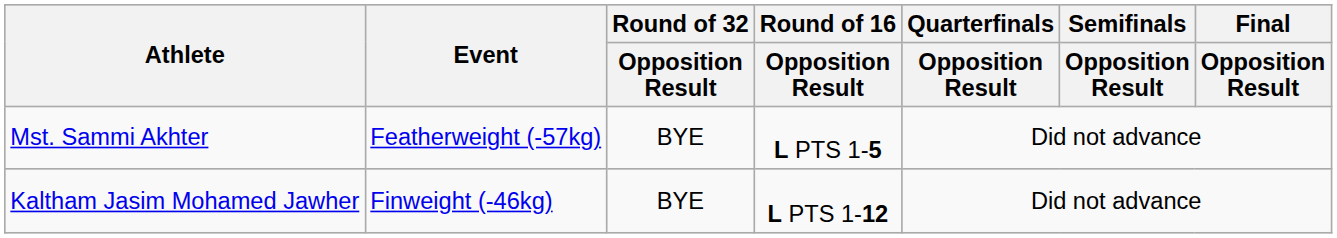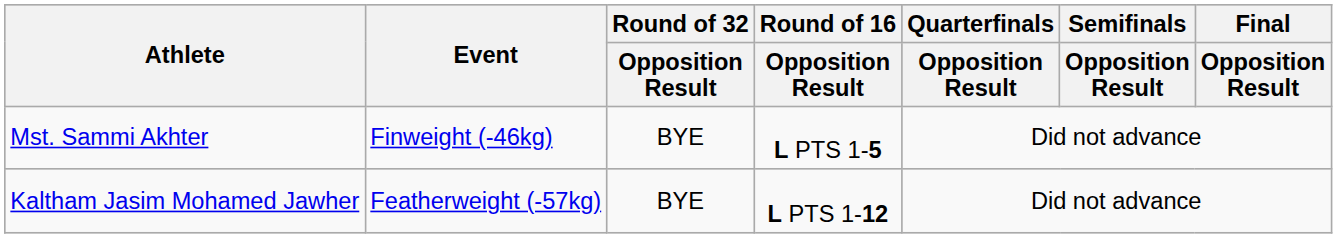(486, 138) Featherweight (-57kg) -> (461, 138) Finweight (-46kg)
(461, 201) Finweight (-46kg) -> (486, 201) Featherweight (-57kg)
